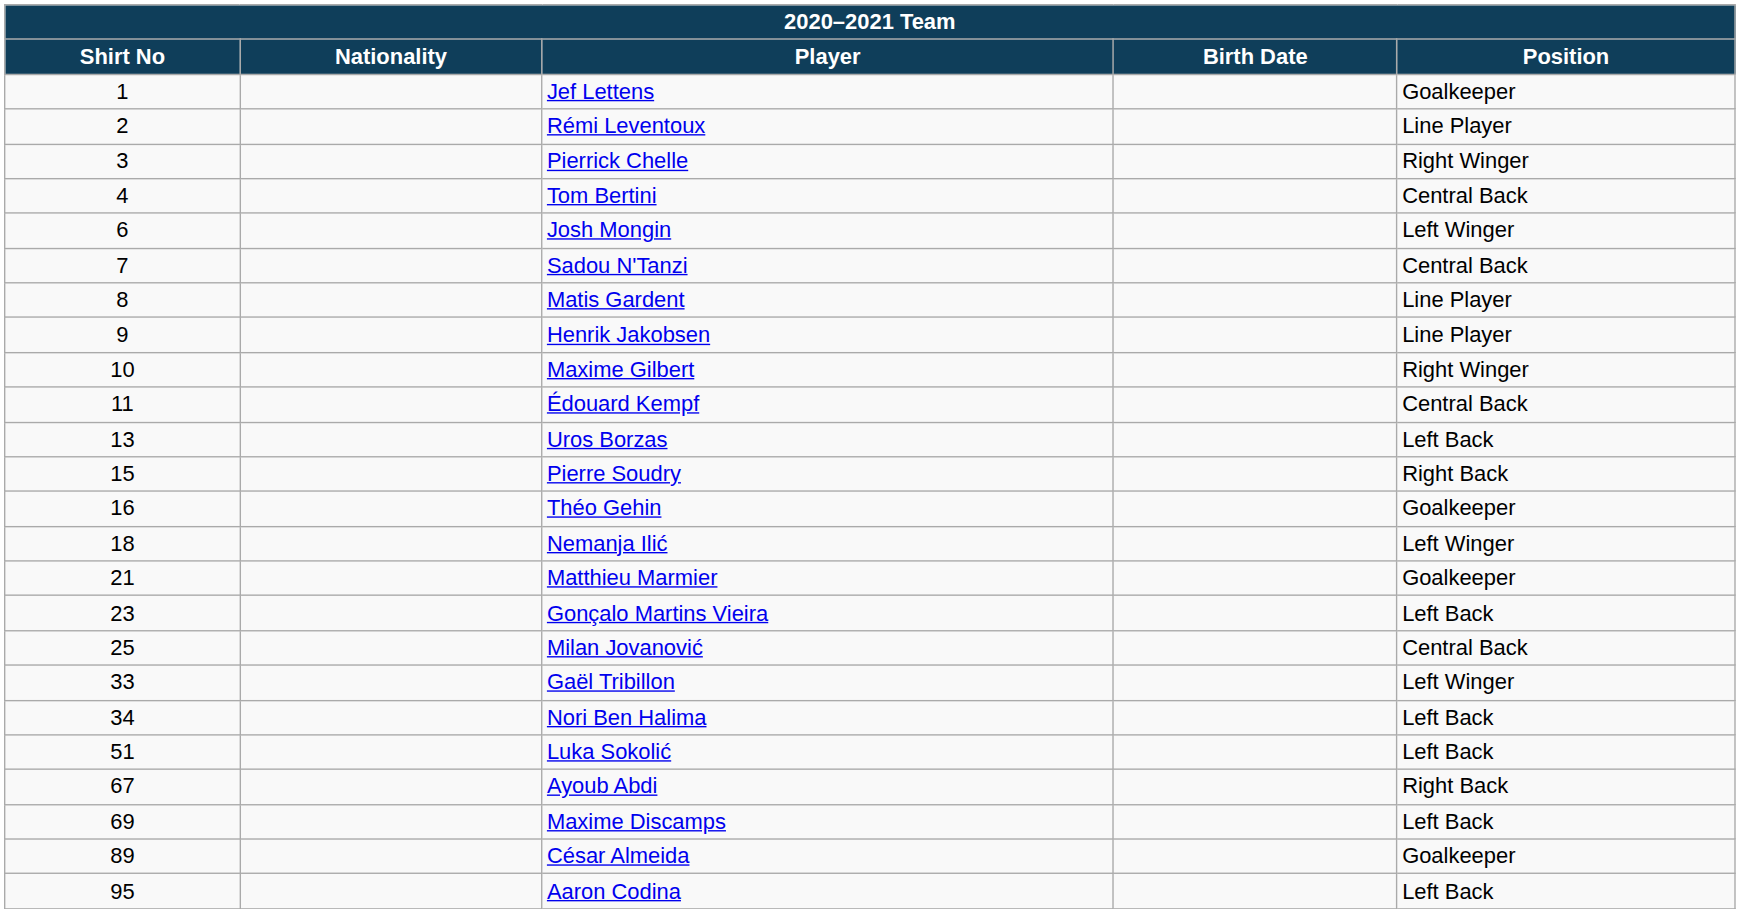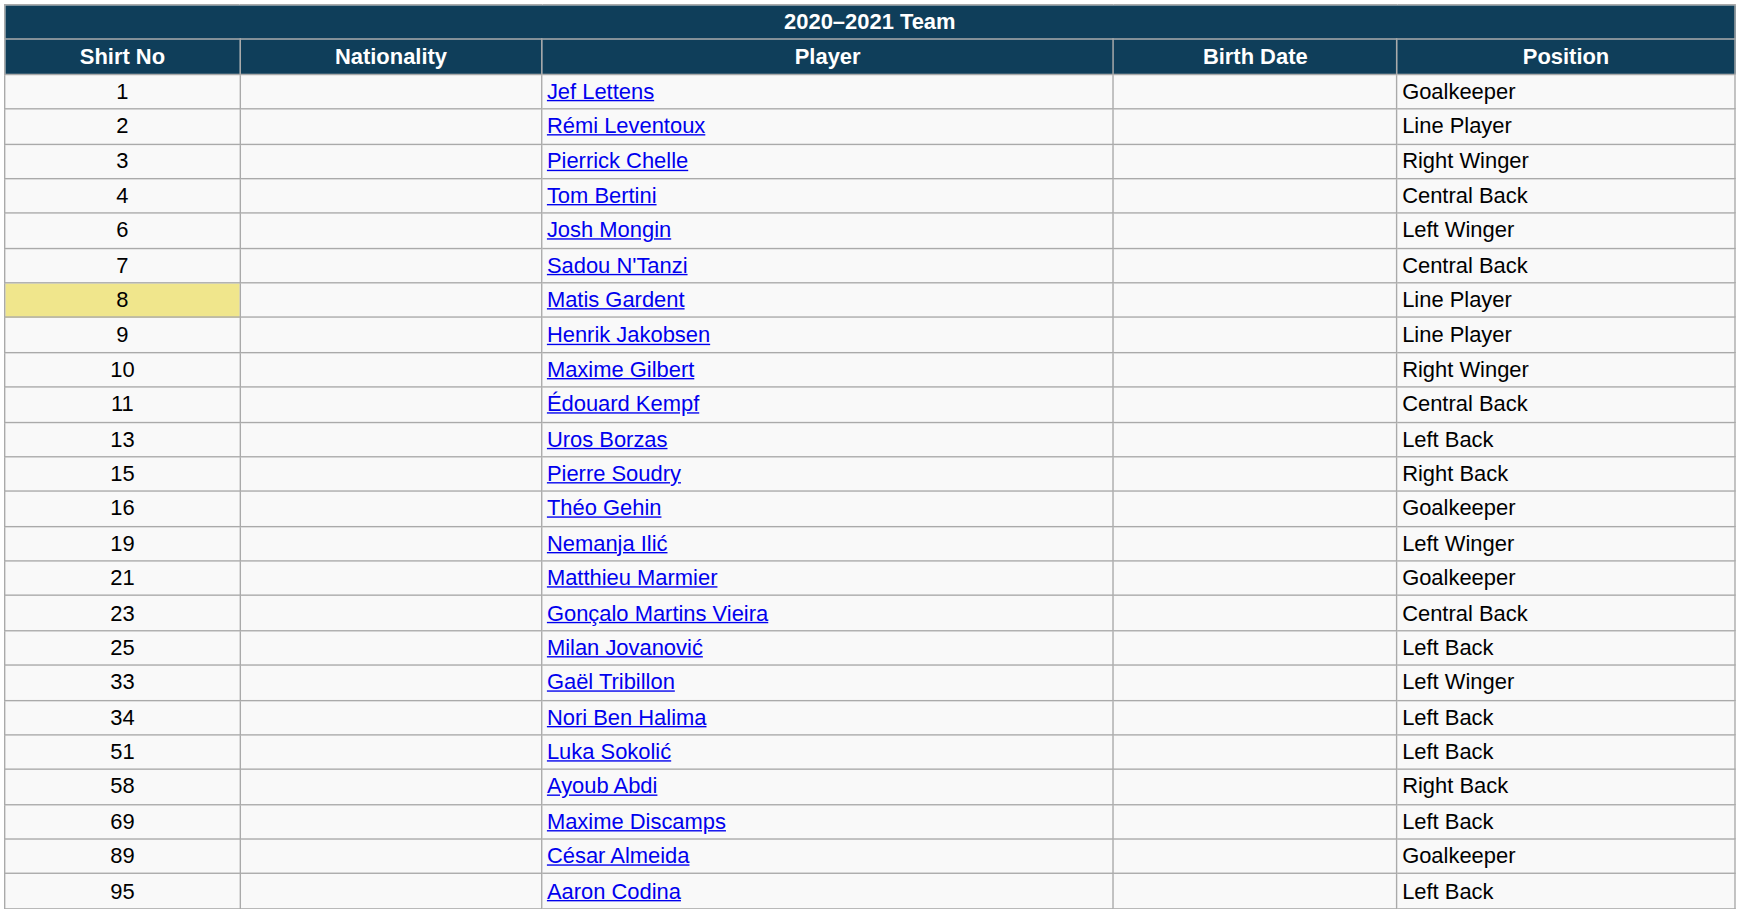(122, 299) no background -> (122, 299) khaki background
(122, 543) 18 -> (122, 543) 19
(1448, 612) Left Back -> (1465, 612) Central Back
(1465, 647) Central Back -> (1448, 647) Left Back
(122, 786) 67 -> (122, 786) 58
